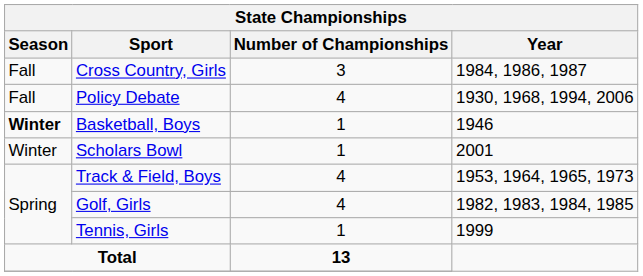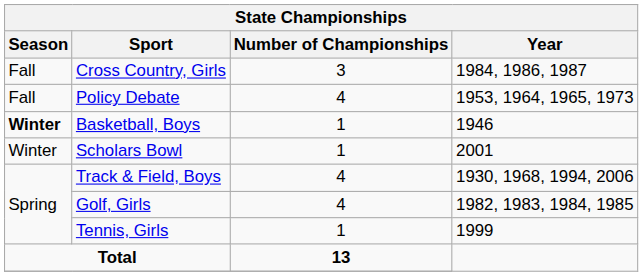(545, 97) 1930, 1968, 1994, 2006 -> (545, 97) 1953, 1964, 1965, 1973
(545, 177) 1953, 1964, 1965, 1973 -> (545, 177) 1930, 1968, 1994, 2006
